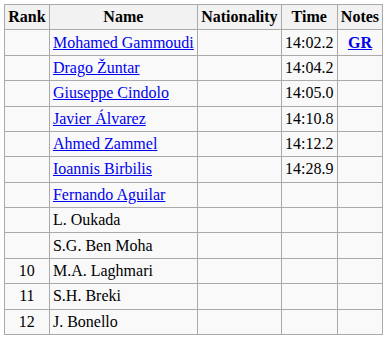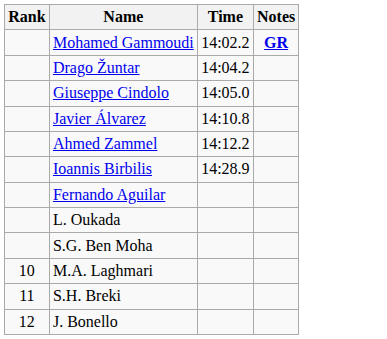- column: (239, 17)
